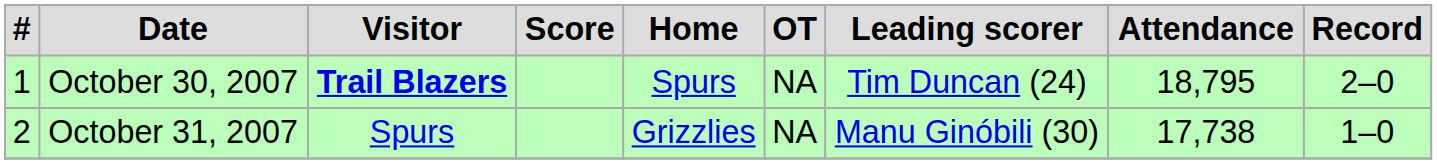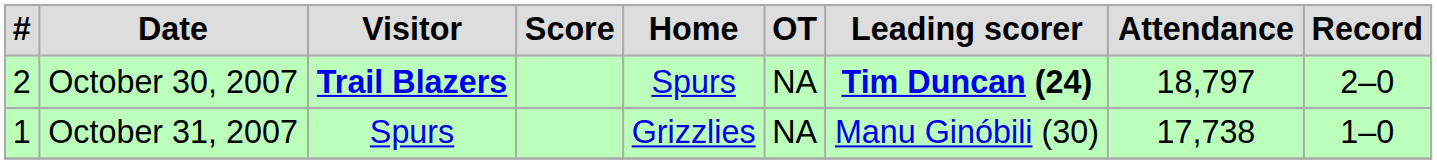(22, 81) 1 -> (22, 81) 2
(967, 81) normal -> (967, 81) bold
(1206, 81) 18,795 -> (1206, 81) 18,797
(22, 132) 2 -> (22, 132) 1
